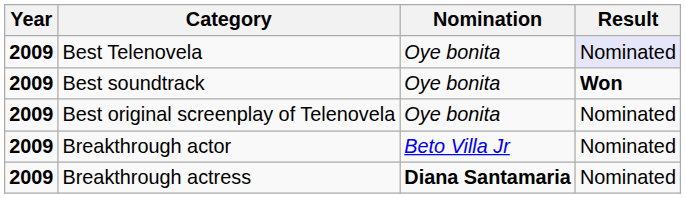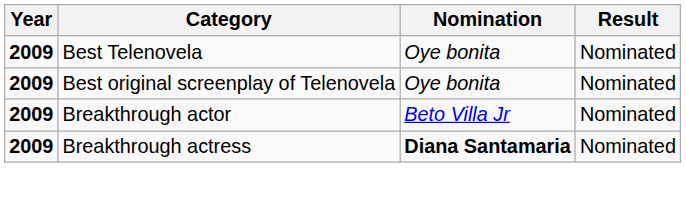(628, 51) lavender background -> (628, 51) no background
- row: (134, 83)
